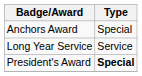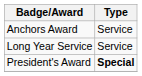(115, 29) Special -> (115, 29) Service
